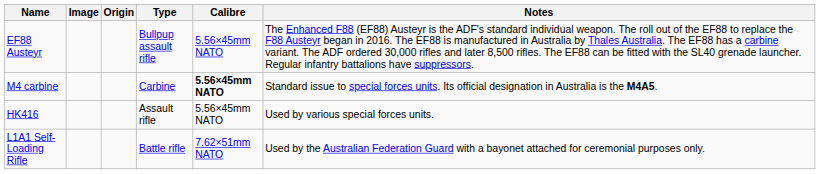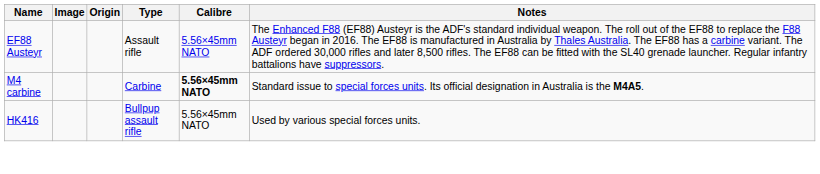(156, 46) Bullpup assault rifle -> (142, 46) Assault rifle
(156, 114) Assault rifle -> (142, 120) Bullpup assault rifle
- row: (31, 148)
